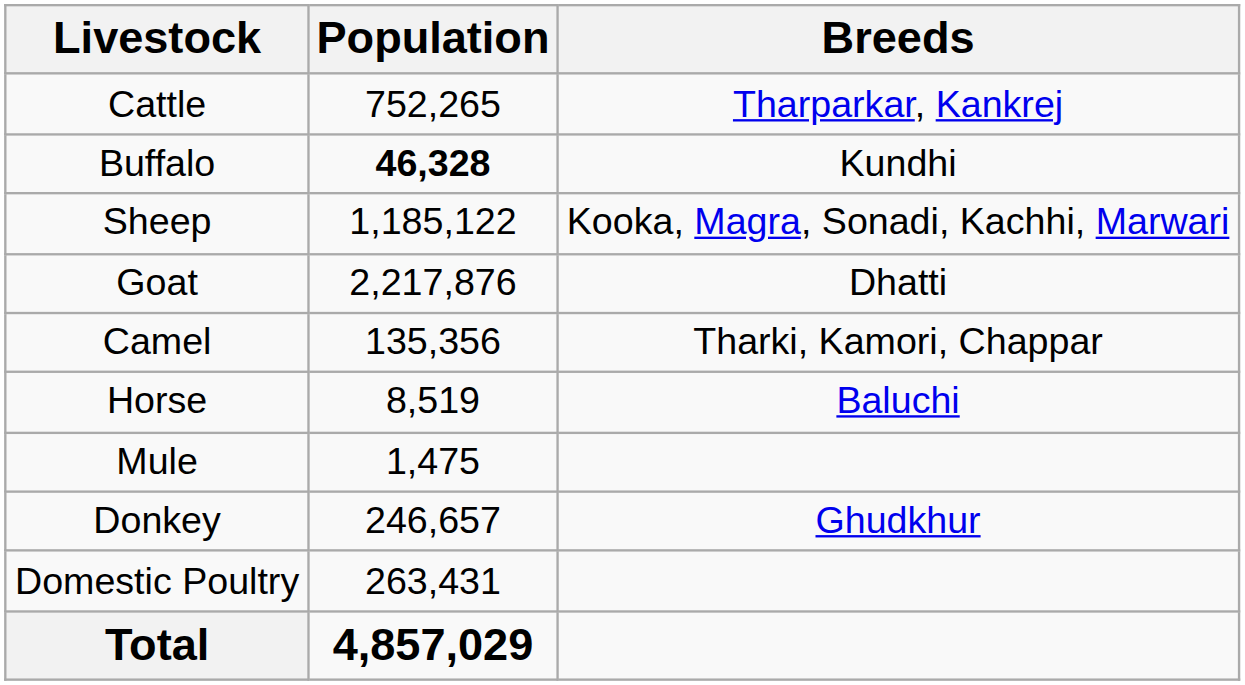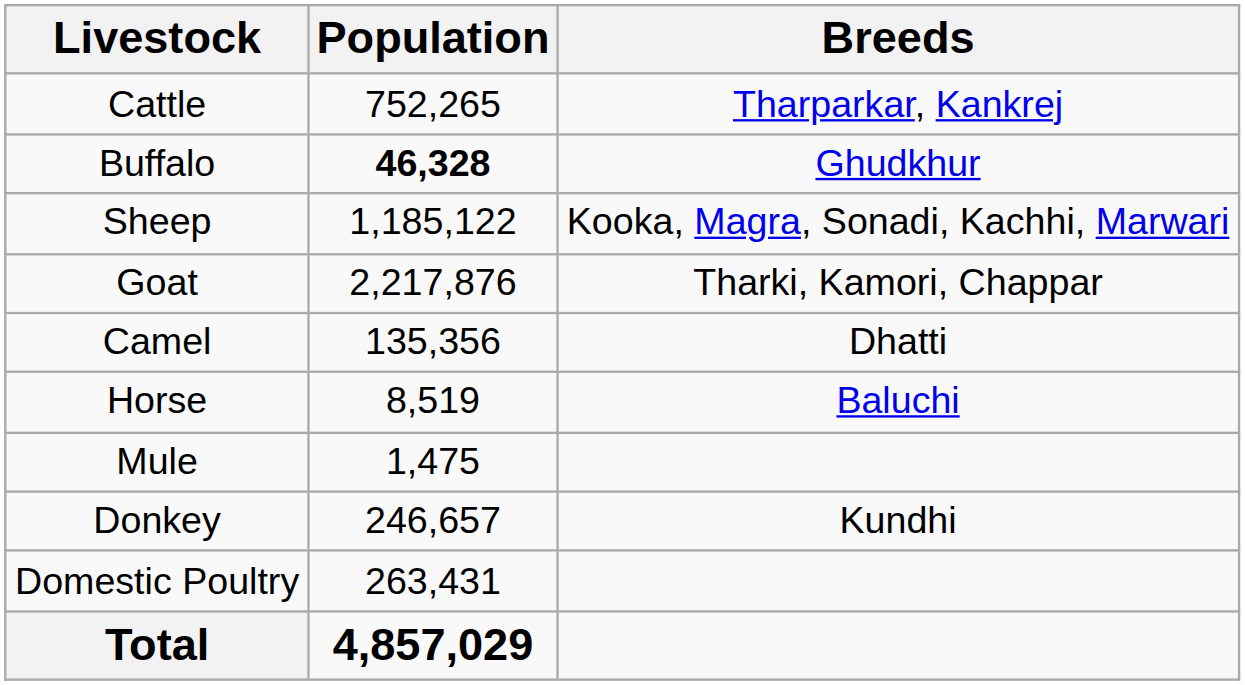(898, 162) Kundhi -> (898, 162) Ghudkhur
(898, 282) Dhatti -> (898, 282) Tharki, Kamori, Chappar
(898, 341) Tharki, Kamori, Chappar -> (898, 341) Dhatti
(898, 520) Ghudkhur -> (898, 520) Kundhi
